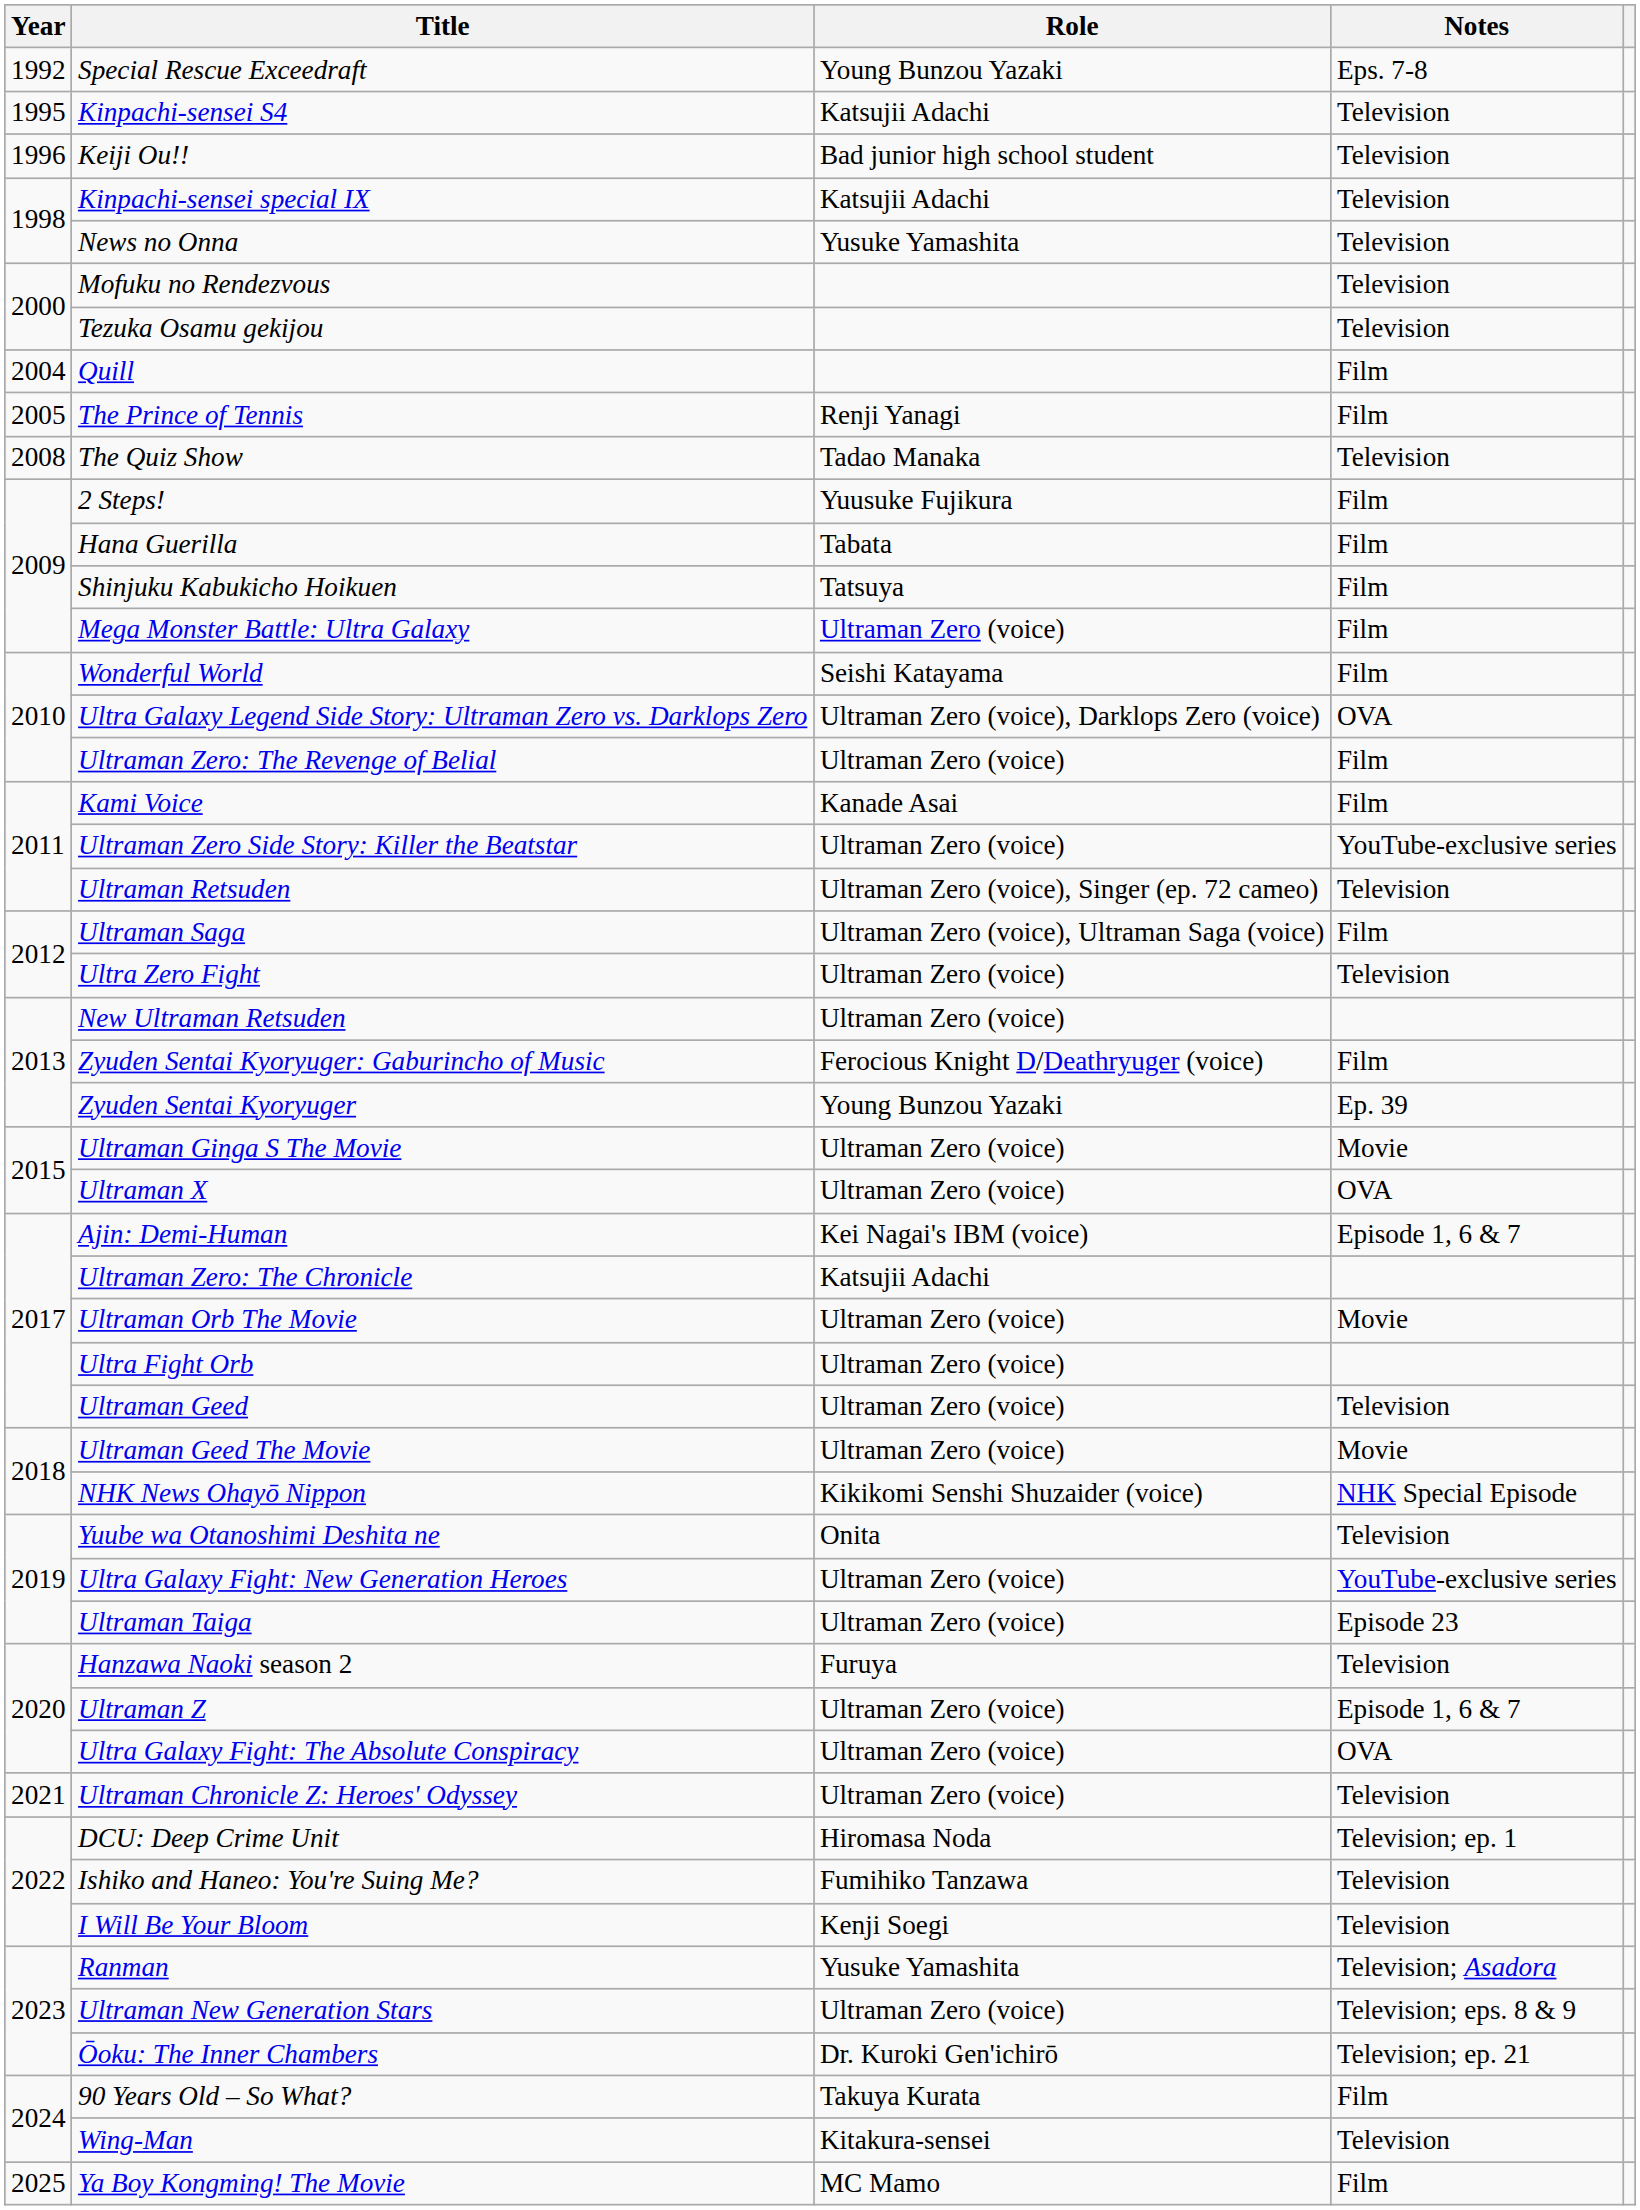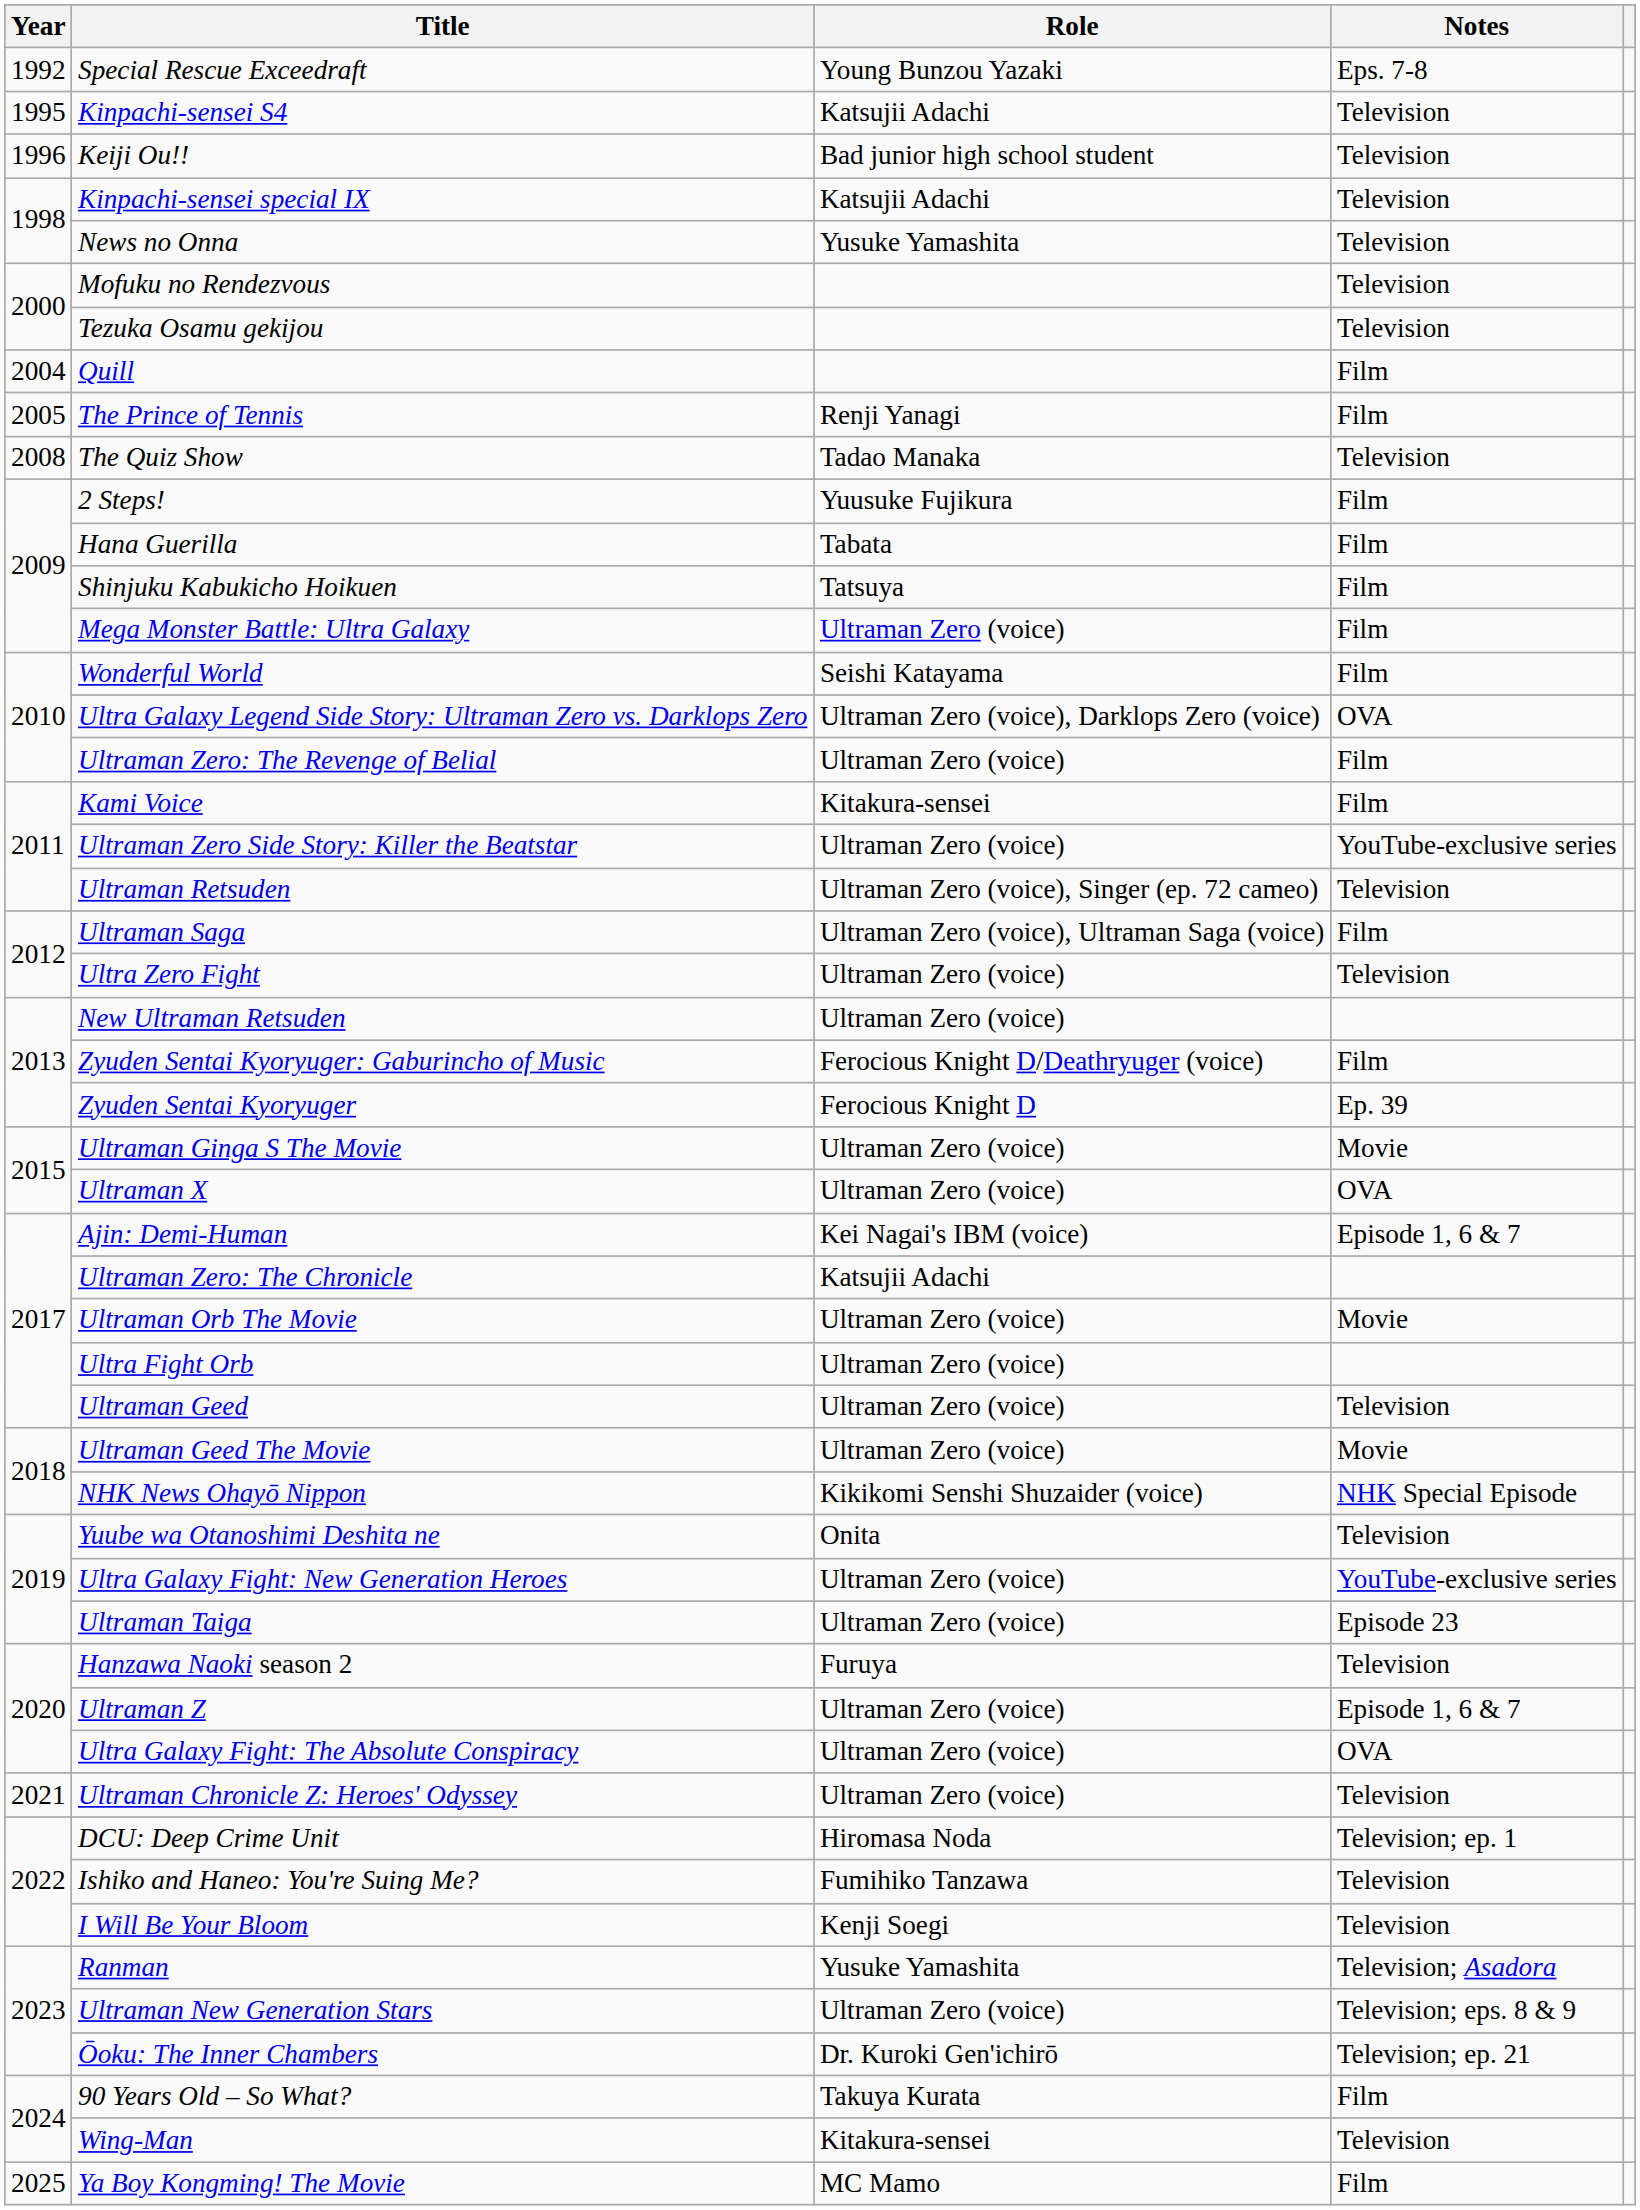(889, 802) Kanade Asai -> (905, 802) Kitakura-sensei
(941, 1104) Young Bunzou Yazaki -> (928, 1104) Ferocious Knight D
